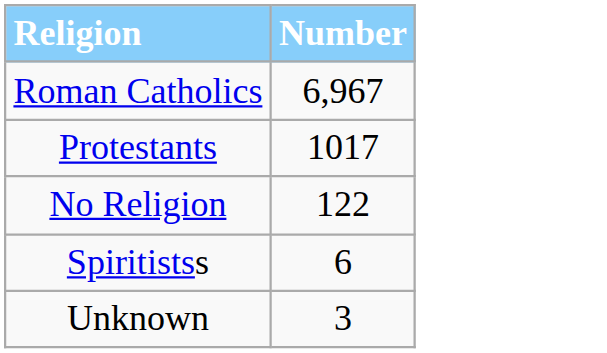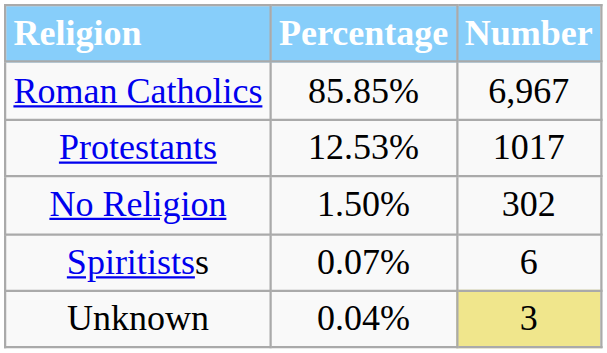+ column: (364, 33)
(343, 204) 122 -> (529, 204) 302
(343, 318) no background -> (529, 318) khaki background
